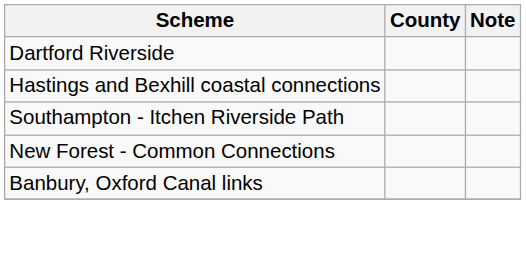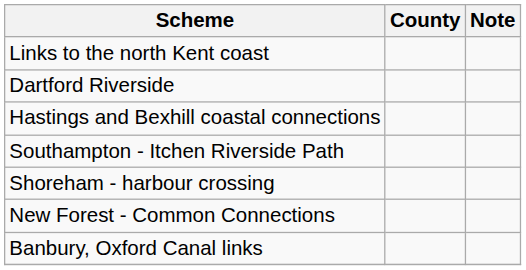+ row: (139, 53)
+ row: (142, 183)
